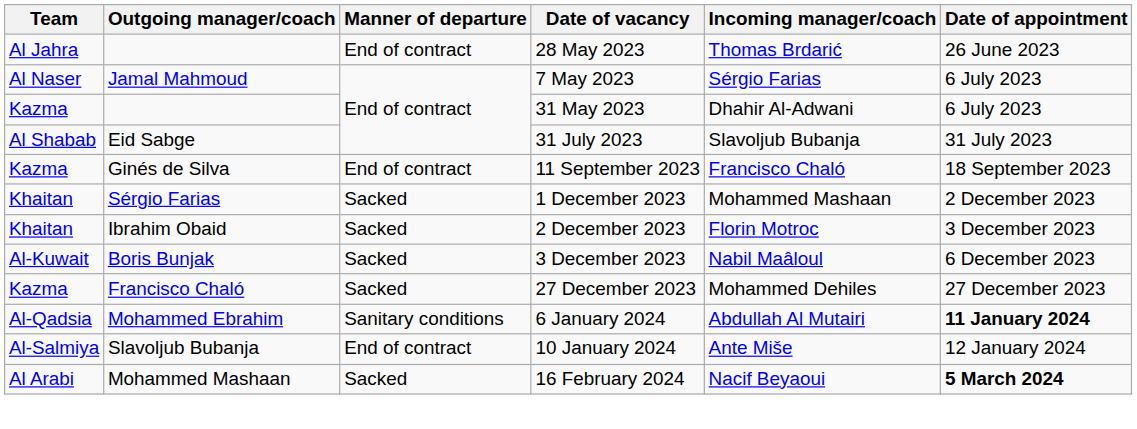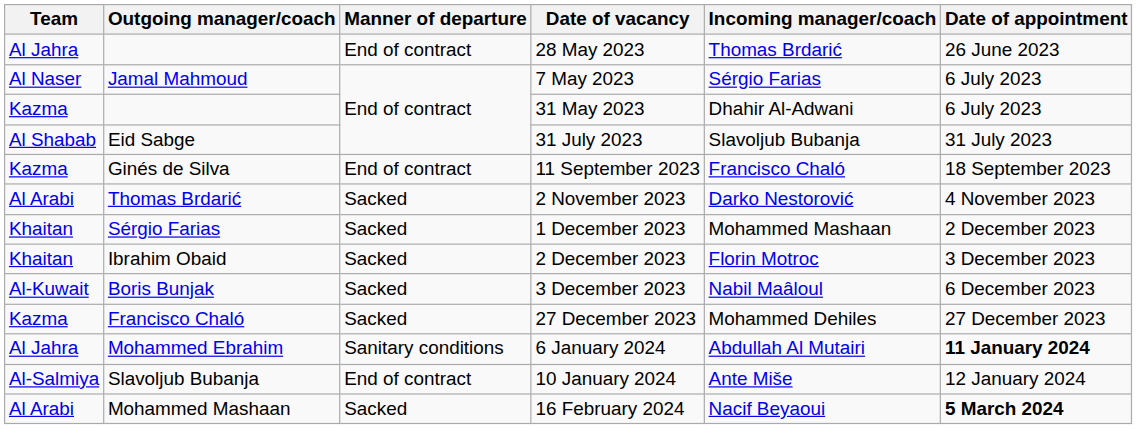+ row: (611, 199)
(50, 318) Al-Qadsia -> (44, 348) Al Jahra
